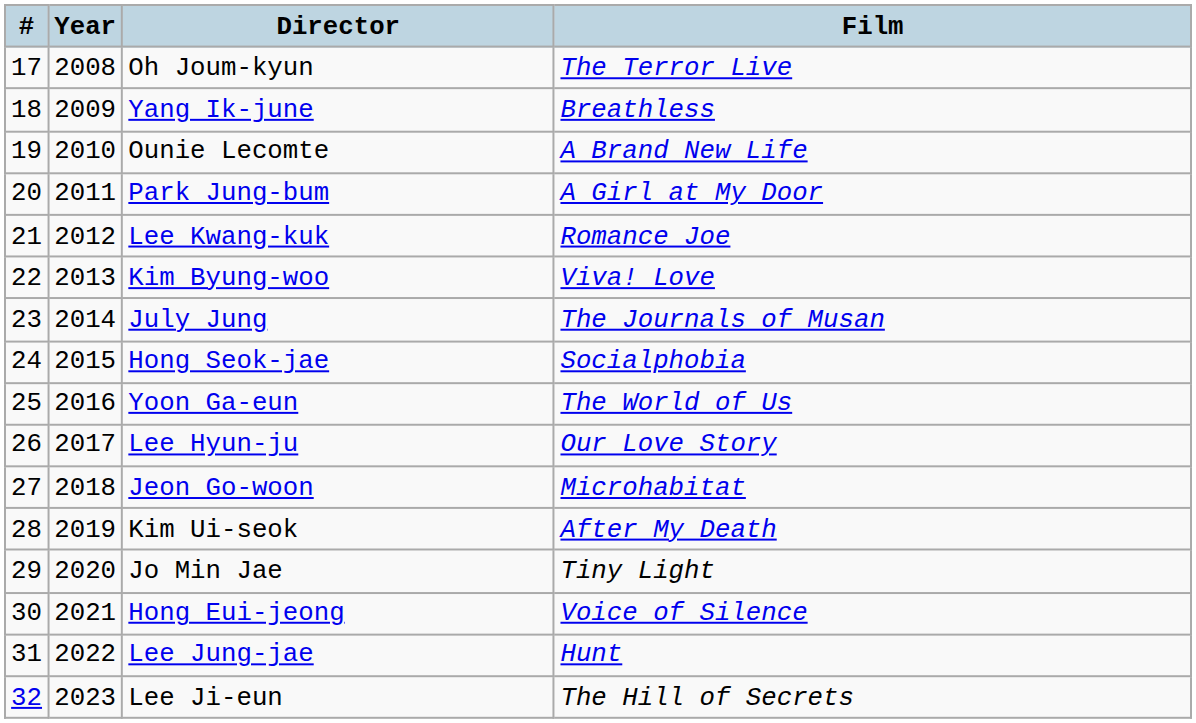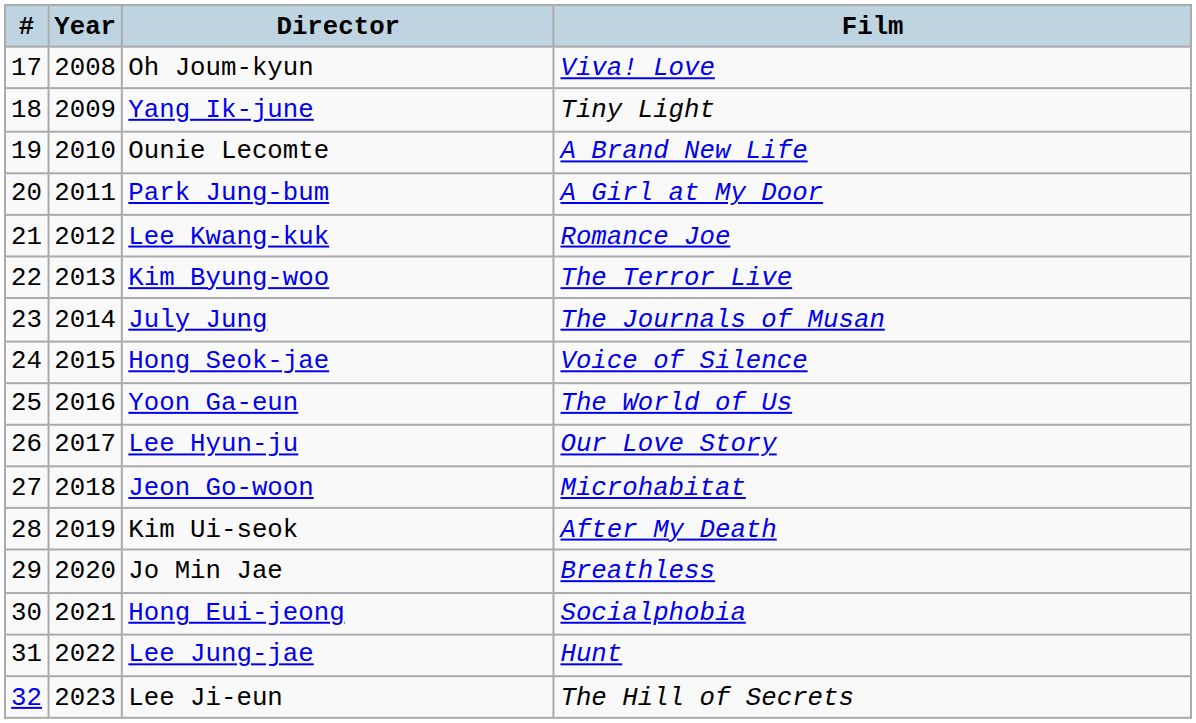(676, 68) The Terror Live -> (638, 68) Viva! Love
(638, 110) Breathless -> (638, 110) Tiny Light
(638, 278) Viva! Love -> (676, 278) The Terror Live
(653, 362) Socialphobia -> (684, 362) Voice of Silence
(638, 571) Tiny Light -> (638, 571) Breathless
(684, 613) Voice of Silence -> (653, 613) Socialphobia
